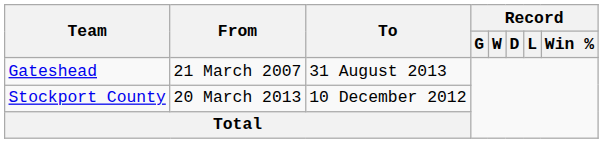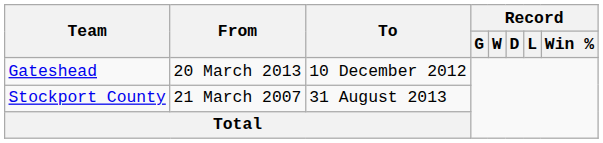(238, 71) 21 March 2007 -> (238, 71) 20 March 2013
(378, 71) 31 August 2013 -> (388, 71) 10 December 2012
(238, 98) 20 March 2013 -> (238, 98) 21 March 2007
(388, 98) 10 December 2012 -> (378, 98) 31 August 2013
